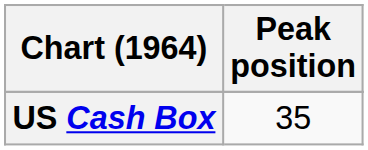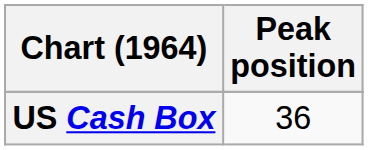(293, 117) 35 -> (293, 117) 36
